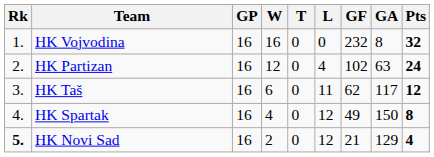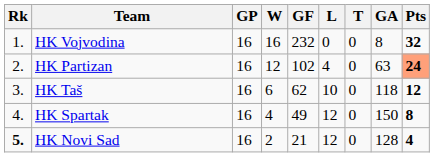columns swapped: (301, 16) <-> (356, 16)
(413, 66) no background -> (413, 66) lightsalmon background
(325, 90) 11 -> (330, 90) 10
(386, 90) 117 -> (386, 90) 118
(387, 139) 129 -> (387, 139) 128
